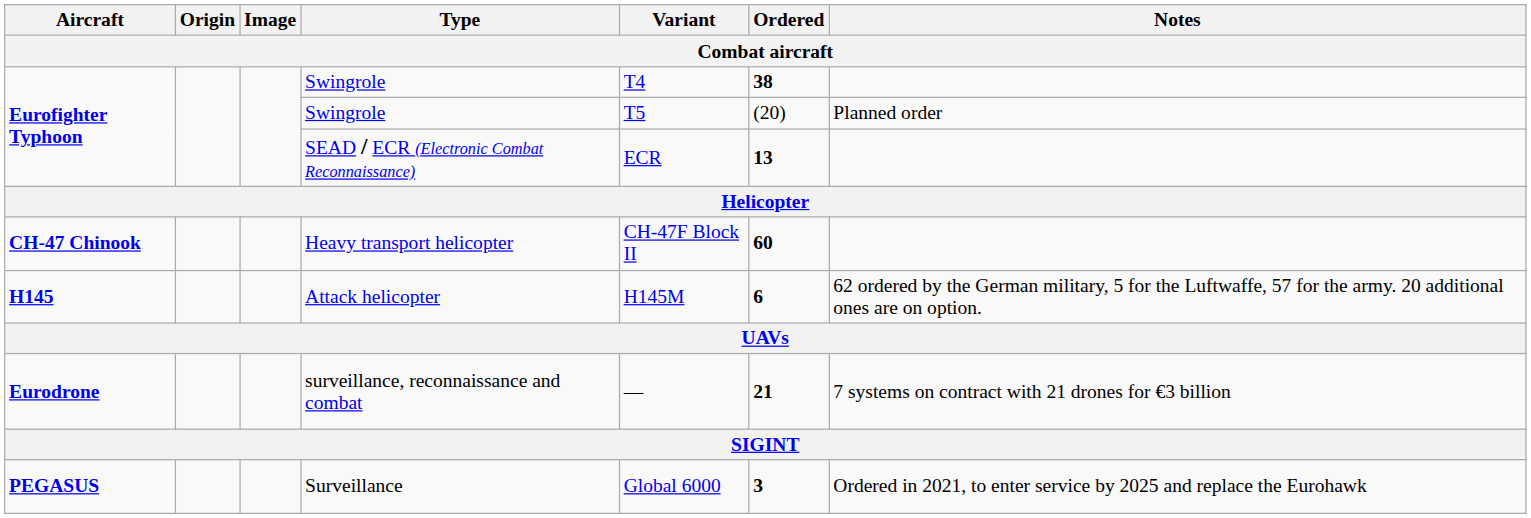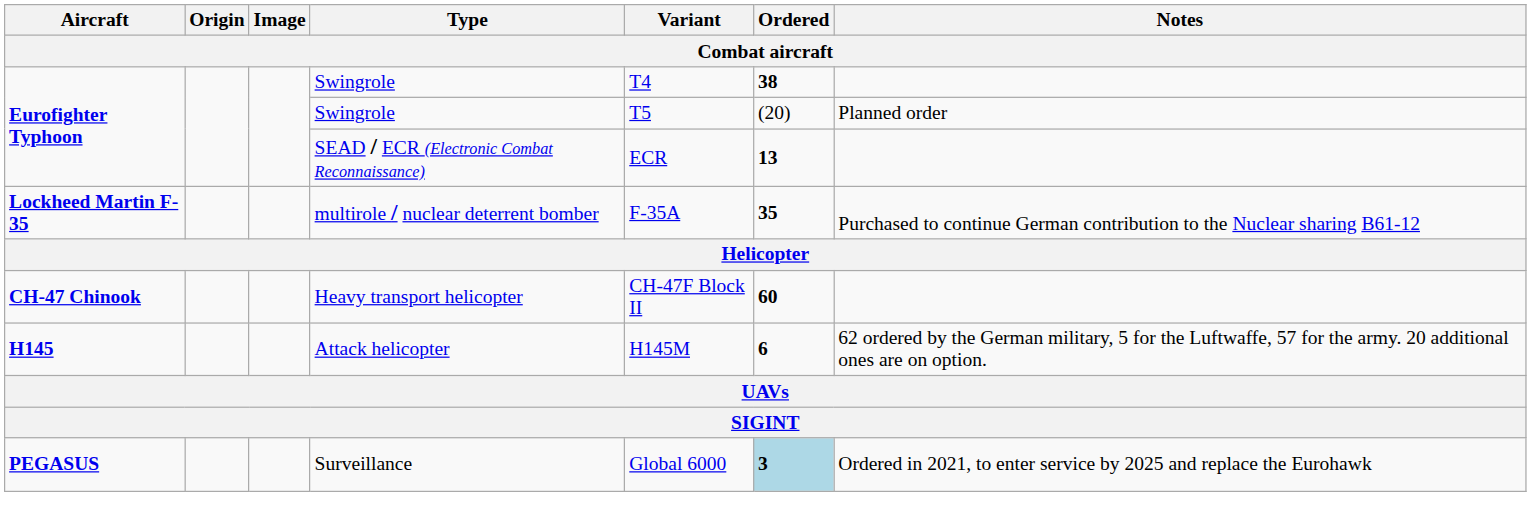+ row: (94, 212)
- row: (54, 391)
(758, 486) no background -> (763, 464) lightblue background
